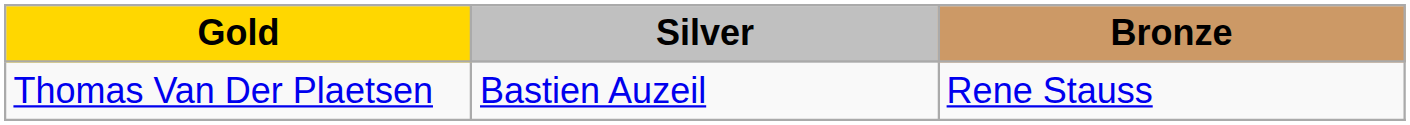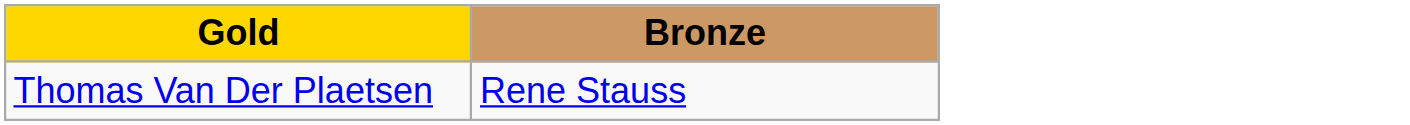- column: (705, 33)
